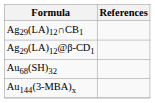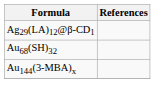- row: (45, 30)
